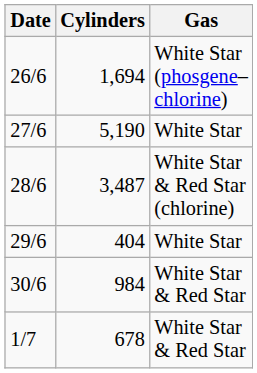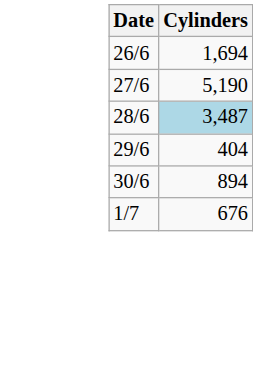- column: (201, 20)
(122, 185) no background -> (225, 117) lightblue background
(130, 284) 984 -> (233, 181) 894
(130, 339) 678 -> (233, 213) 676
